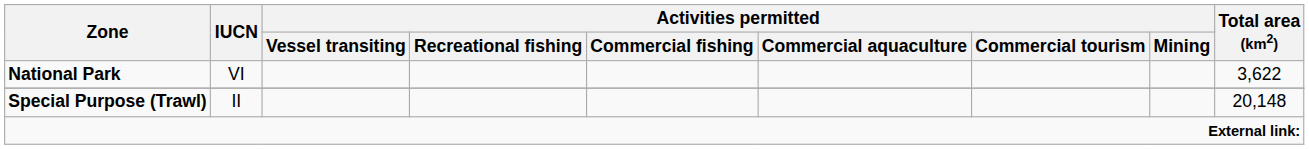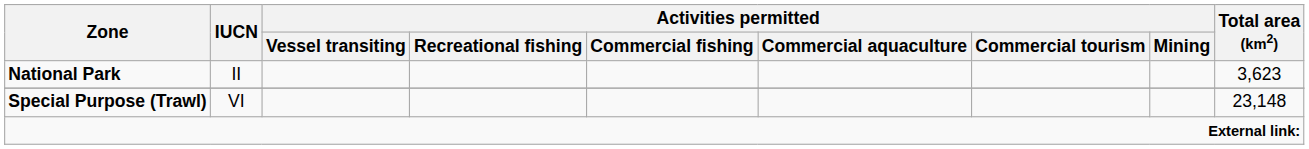(236, 74) VI -> (236, 74) II
(1259, 74) 3,622 -> (1259, 74) 3,623
(236, 102) II -> (236, 102) VI
(1259, 102) 20,148 -> (1259, 102) 23,148
